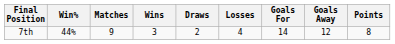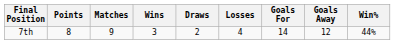columns swapped: (369, 16) <-> (69, 16)
